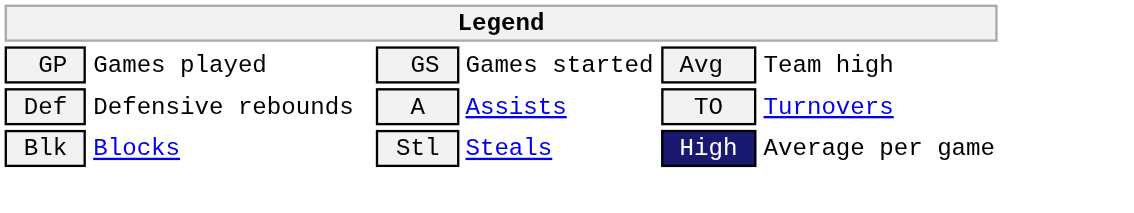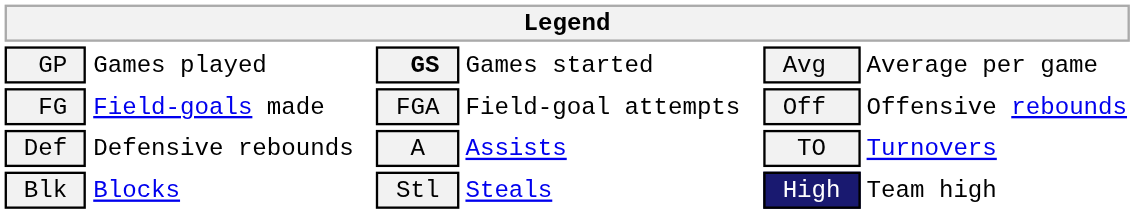(418, 65) normal -> (418, 65) bold
(829, 65) Team high -> (982, 65) Average per game
+ row: (45, 107)
(879, 148) Average per game -> (932, 190) Team high
